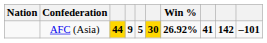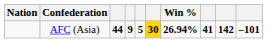(117, 29) gold background -> (117, 29) no background
(180, 29) 26.92% -> (180, 29) 26.94%
